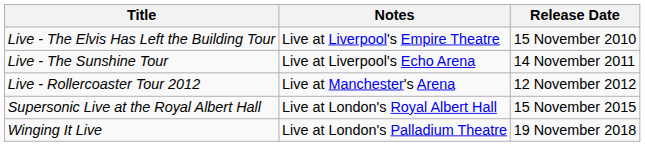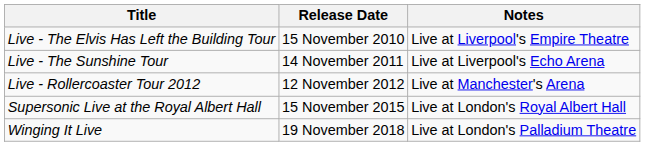columns swapped: (575, 15) <-> (395, 15)
